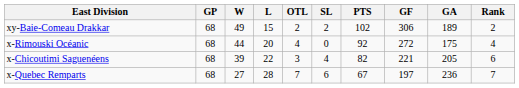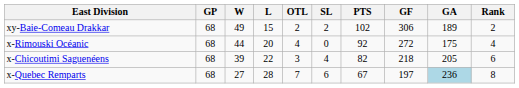(406, 59) 221 -> (406, 59) 218
(450, 75) no background -> (450, 75) lightblue background
(493, 75) 7 -> (493, 75) 8
